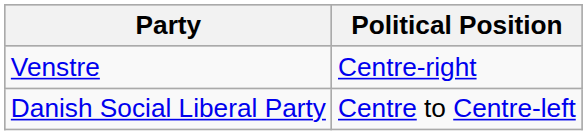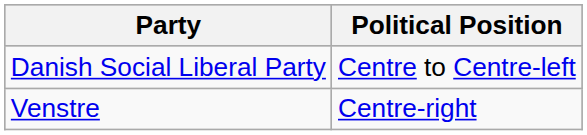rows swapped: (168, 108) <-> (55, 66)
